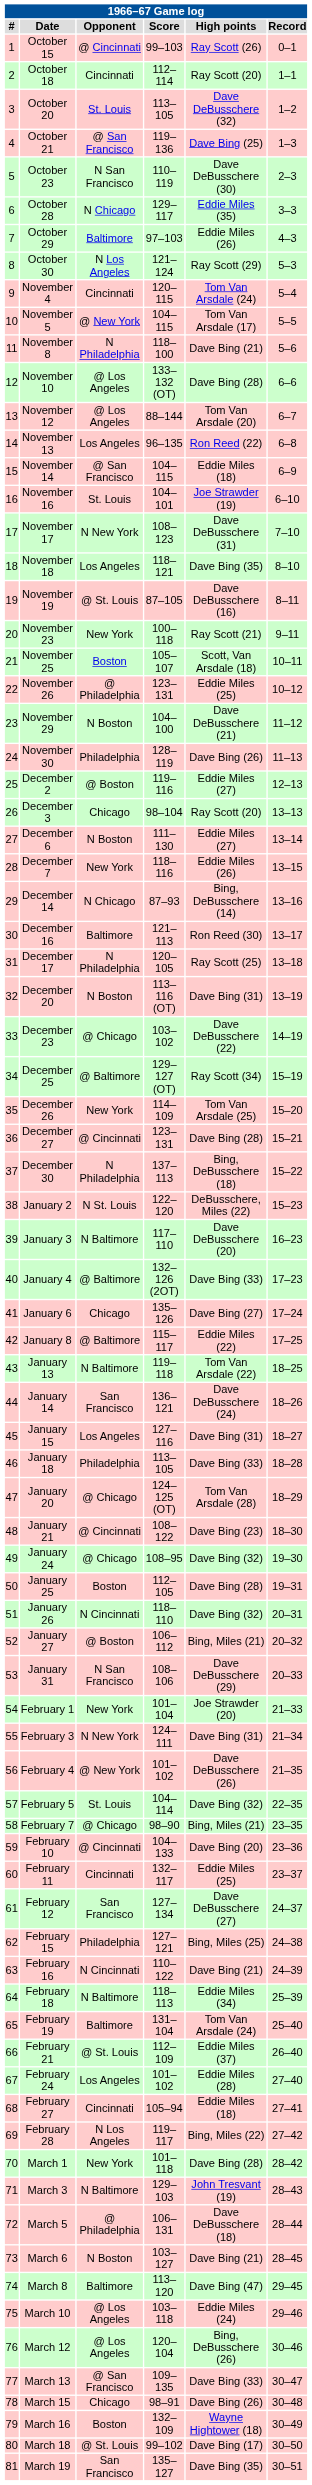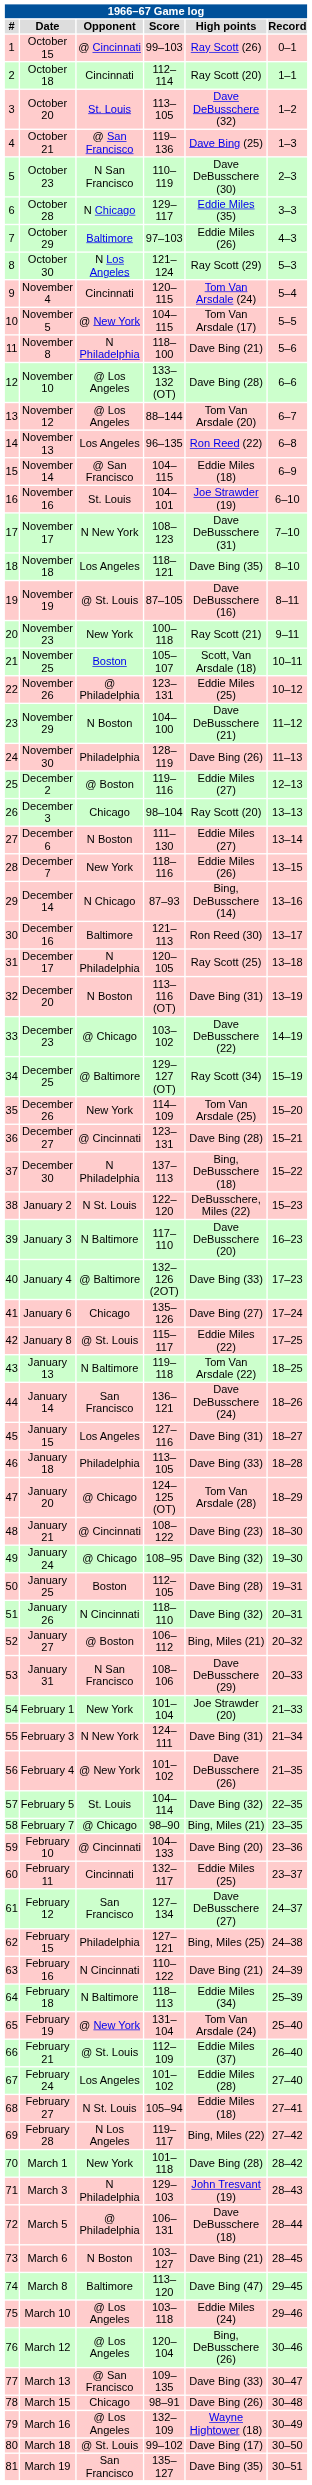(110, 1341) @ Baltimore -> (110, 1341) @ St. Louis
(110, 2025) Baltimore -> (110, 2025) @ New York
(110, 2108) Cincinnati -> (110, 2108) N St. Louis
(110, 2191) N Baltimore -> (110, 2191) N Philadelphia
(110, 2424) Boston -> (110, 2424) @ Los Angeles
